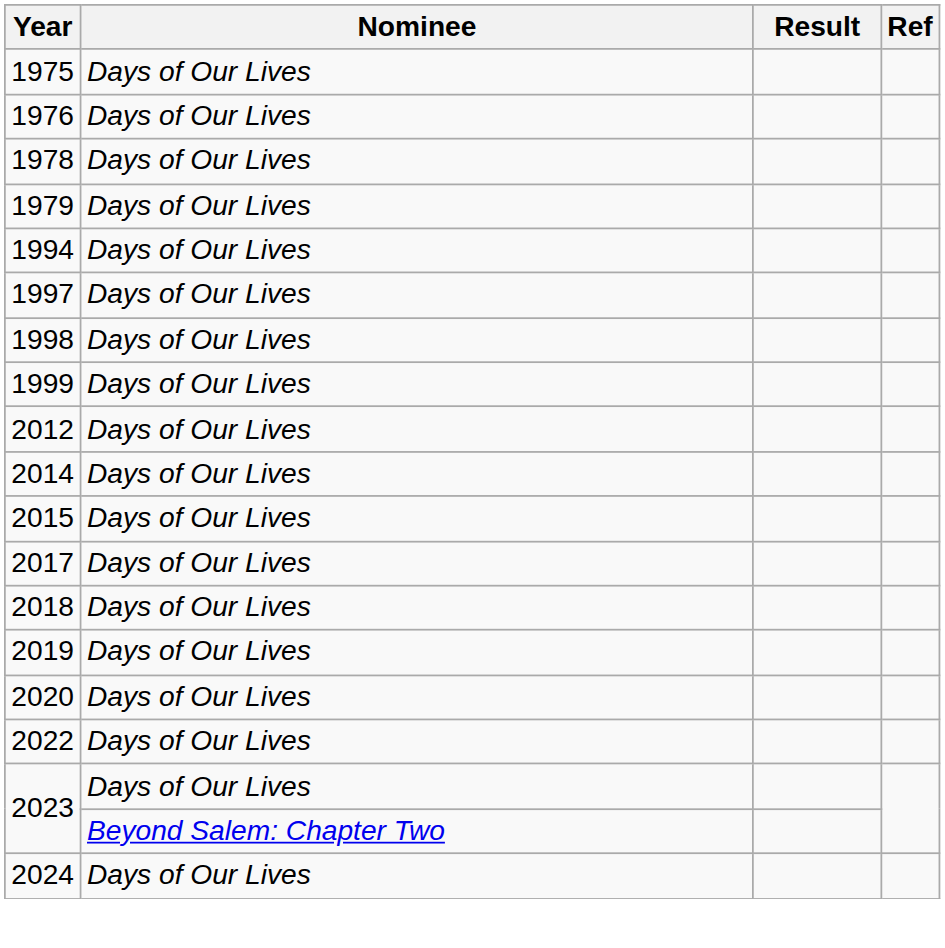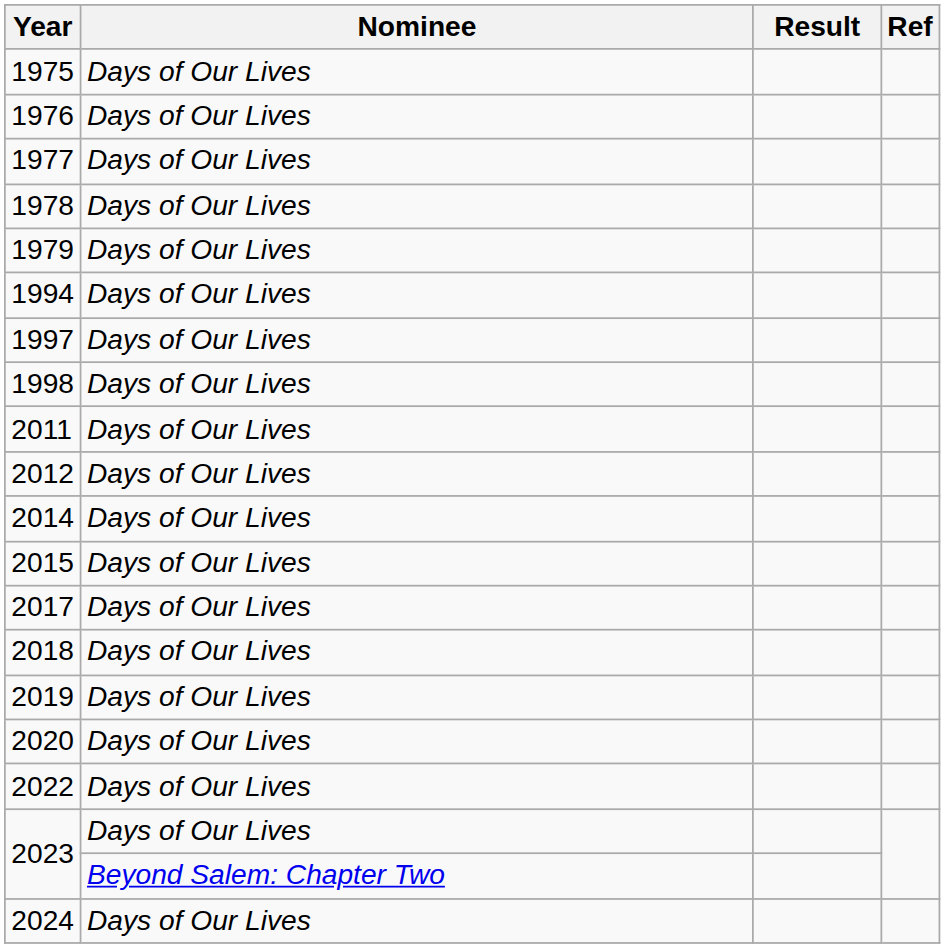+ row: (43, 160)
- row: (43, 384)
+ row: (42, 428)
